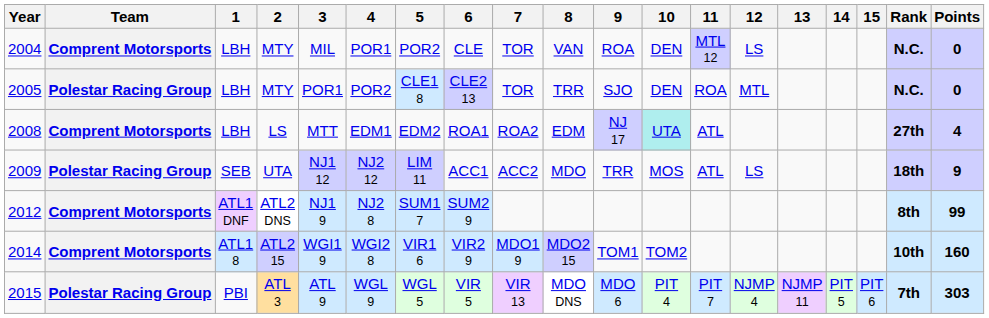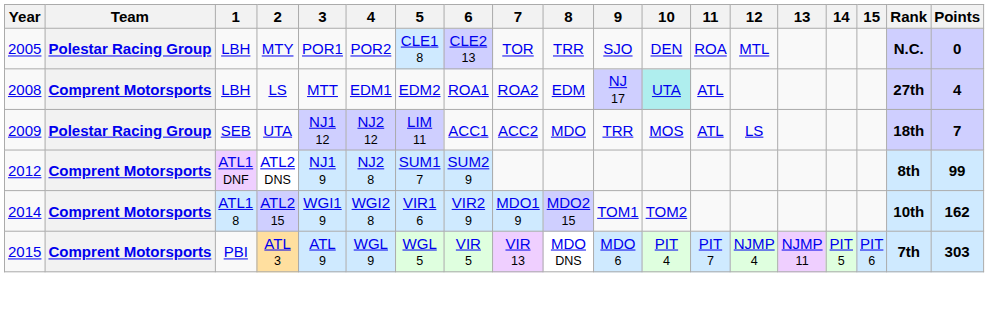- row: (25, 49)
(957, 171) 9 -> (957, 130) 7
(957, 252) 160 -> (957, 211) 162
(130, 293) Polestar Racing Group -> (130, 252) Comprent Motorsports
